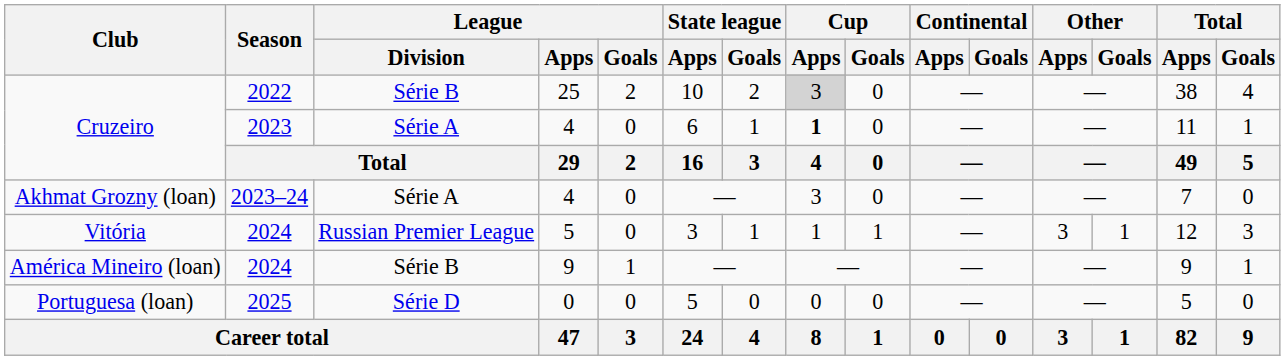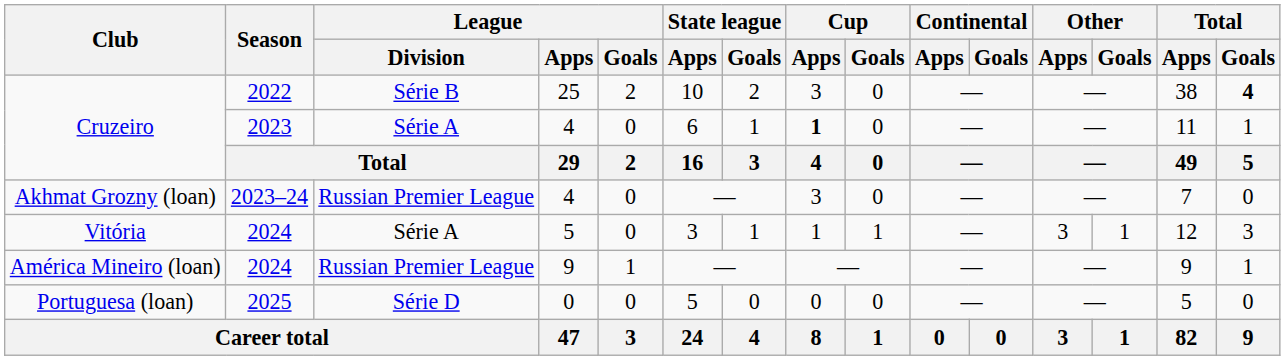(816, 92) lightgrey background -> (816, 92) no background
(1248, 92) normal -> (1248, 92) bold
(426, 197) Série A -> (426, 197) Russian Premier League
(426, 232) Russian Premier League -> (426, 232) Série A
(426, 267) Série B -> (426, 267) Russian Premier League
